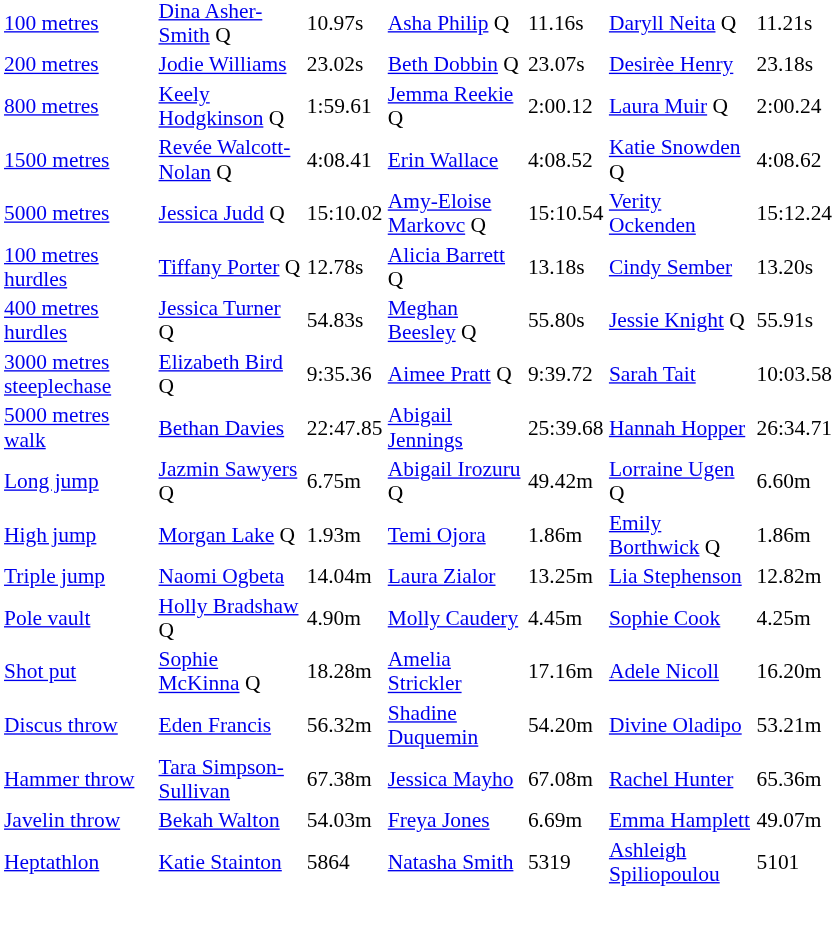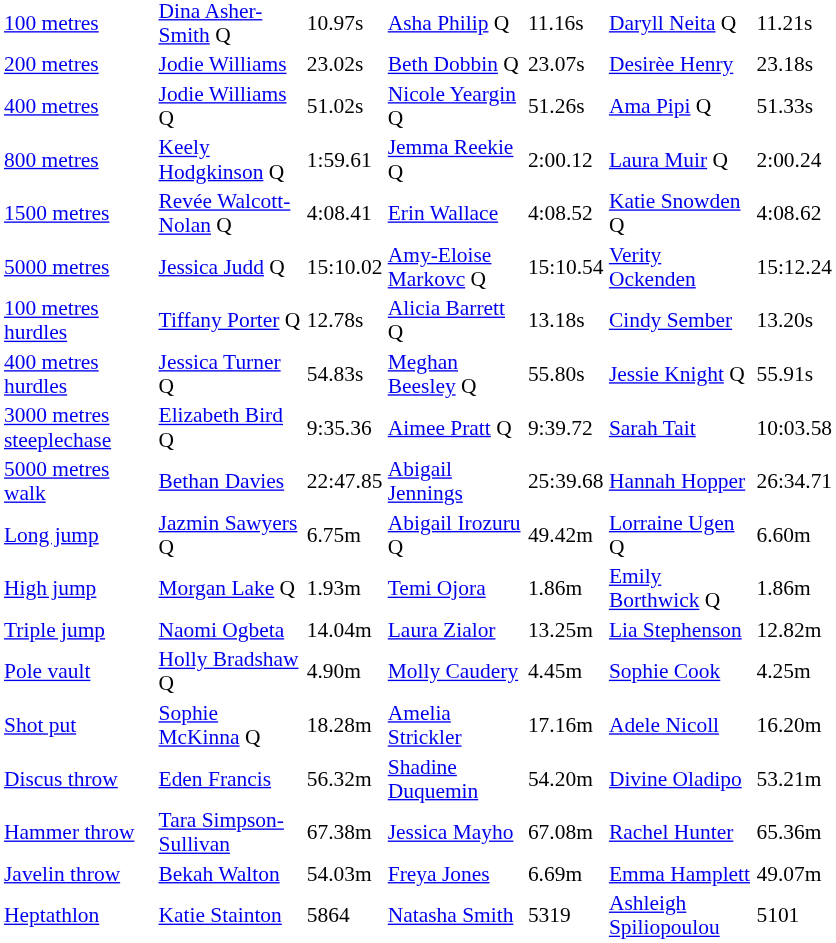+ row: (51, 106)
